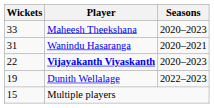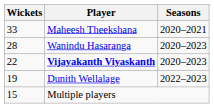(183, 29) 2020–2023 -> (183, 29) 2020–2021
(12, 45) 31 -> (12, 45) 28
(183, 45) 2020–2021 -> (183, 45) 2020–2023
